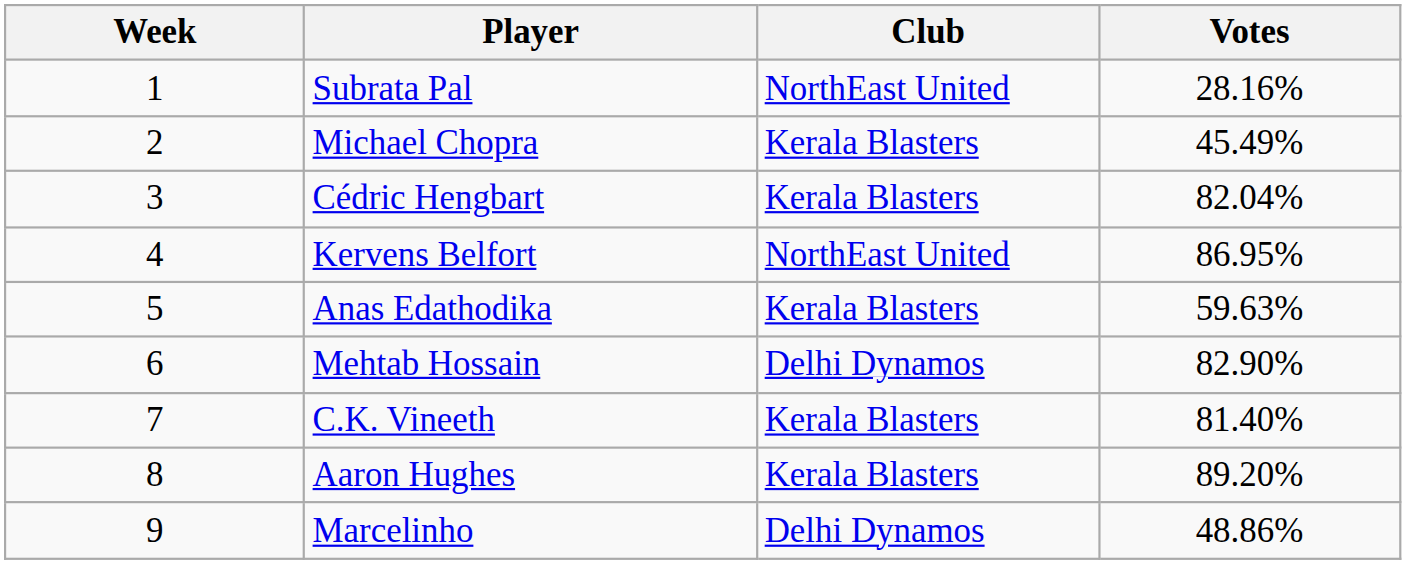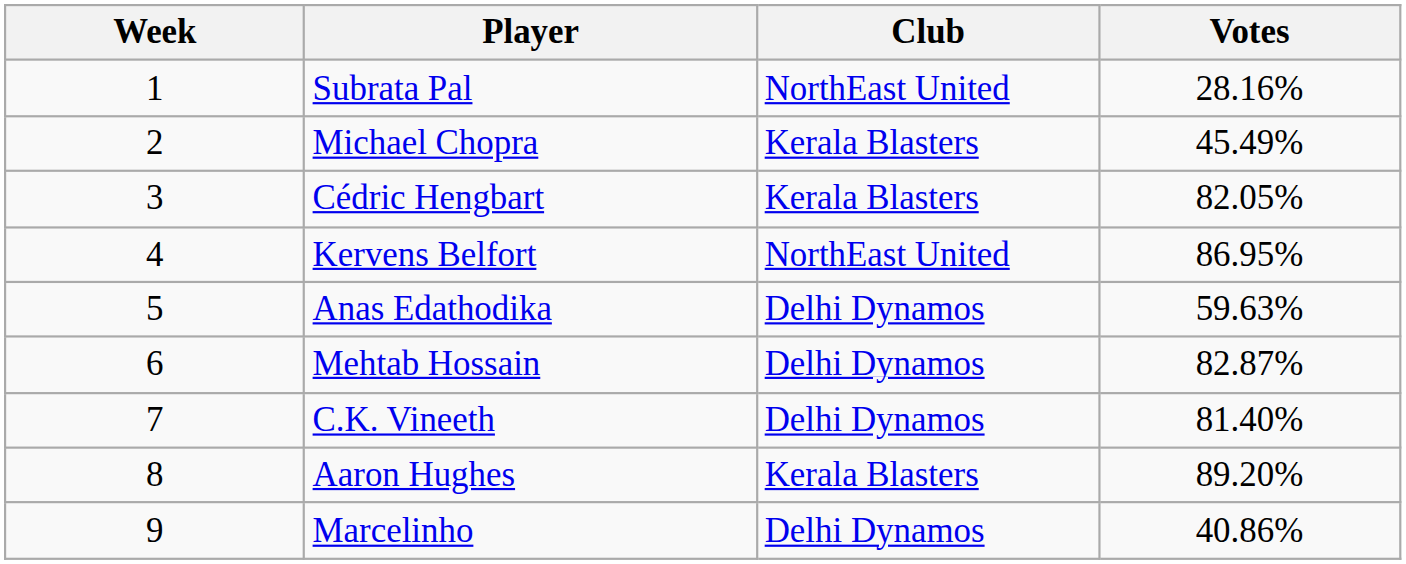(1249, 198) 82.04% -> (1249, 198) 82.05%
(872, 308) Kerala Blasters -> (875, 308) Delhi Dynamos
(1249, 364) 82.90% -> (1249, 364) 82.87%
(872, 419) Kerala Blasters -> (875, 419) Delhi Dynamos
(1249, 530) 48.86% -> (1249, 530) 40.86%
